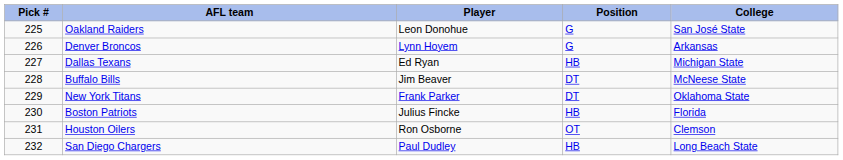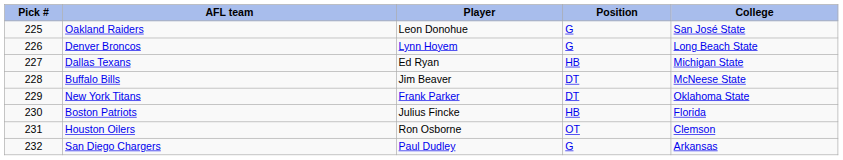(696, 46) Arkansas -> (716, 46) Long Beach State
(573, 146) HB -> (569, 146) G
(716, 146) Long Beach State -> (696, 146) Arkansas
